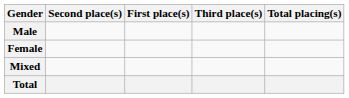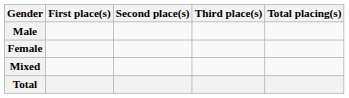columns swapped: (158, 13) <-> (85, 13)
